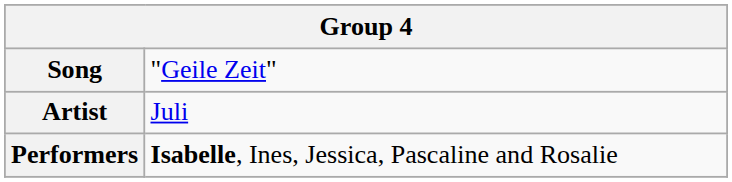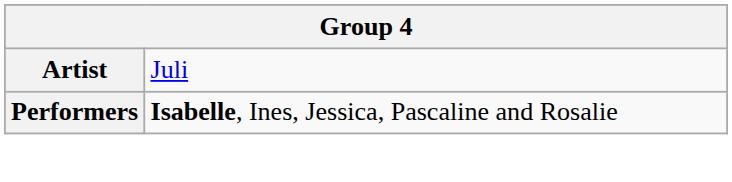- row: (75, 69)
